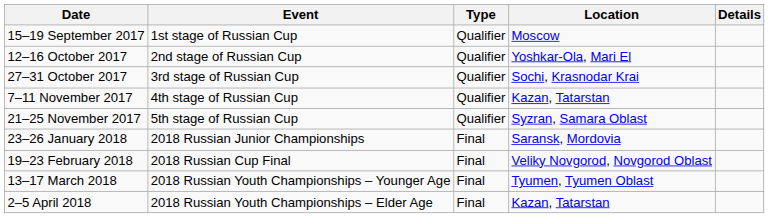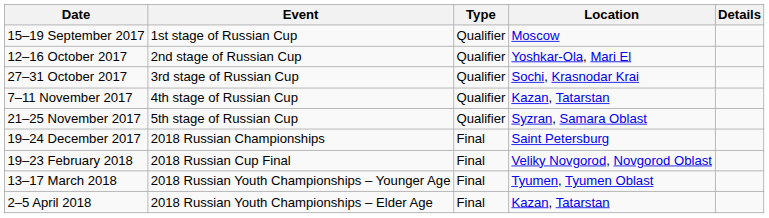+ row: (74, 139)
- row: (67, 139)
